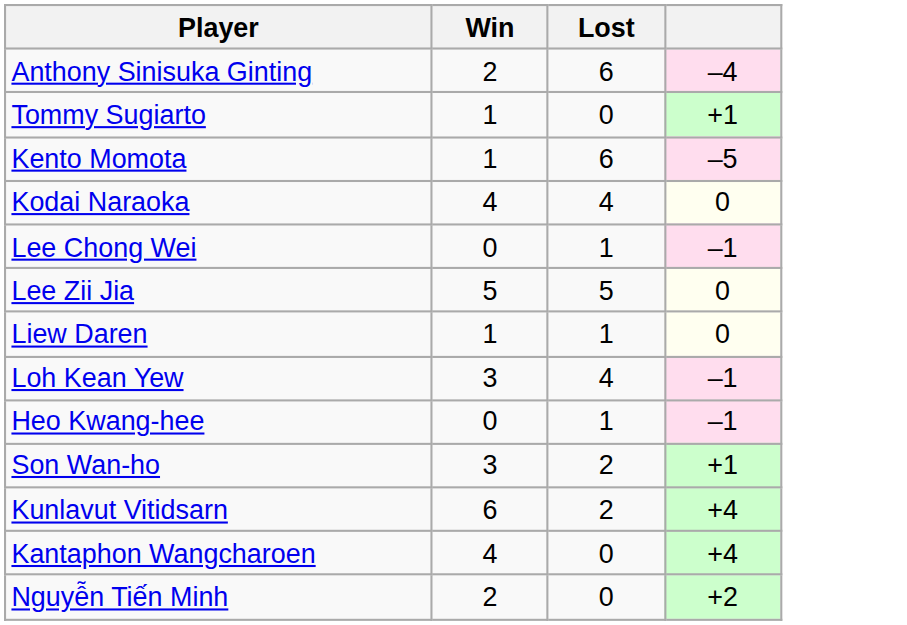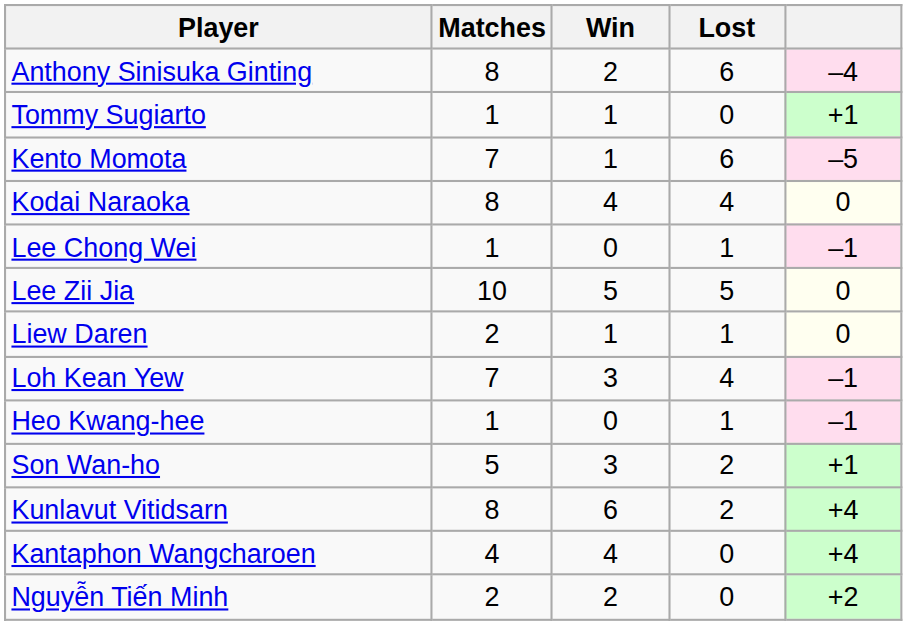+ column: (492, 27)
